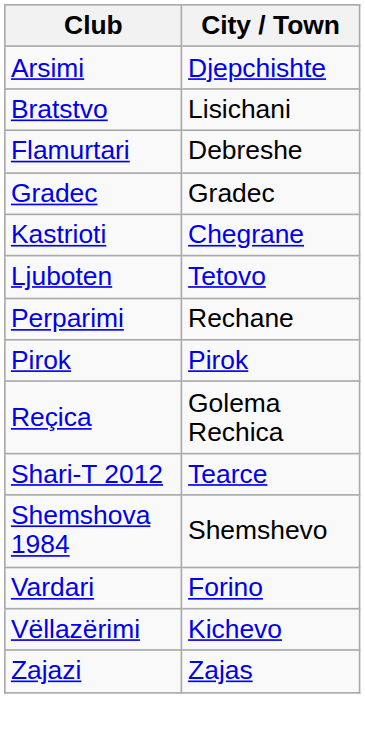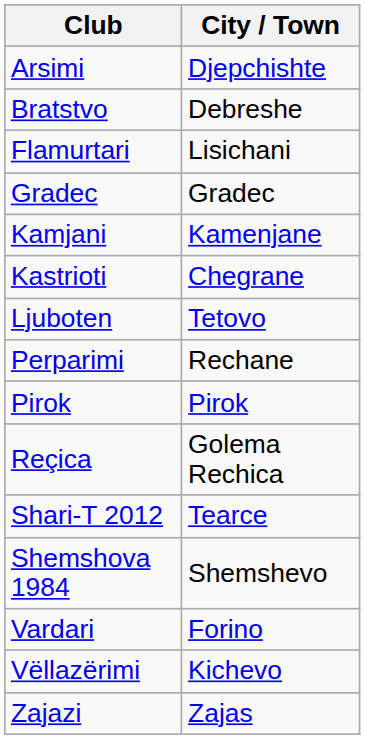(239, 109) Lisichani -> (245, 109) Debreshe
(245, 151) Debreshe -> (239, 151) Lisichani
+ row: (59, 234)
